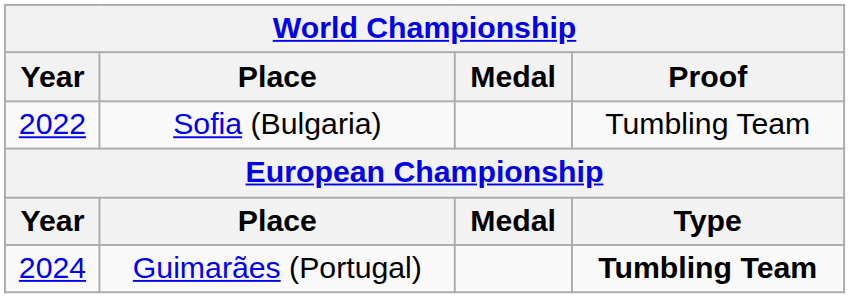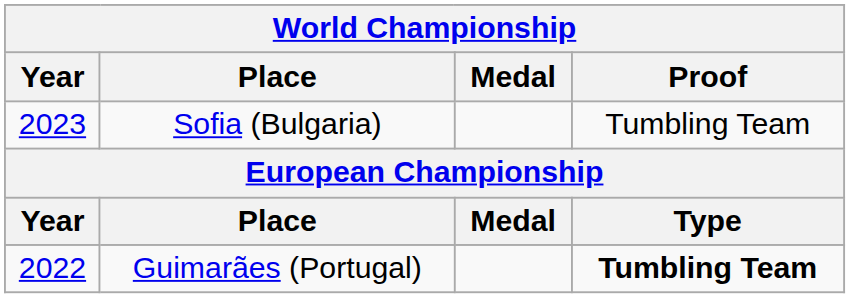(52, 124) 2022 -> (52, 124) 2023
(52, 268) 2024 -> (52, 268) 2022
